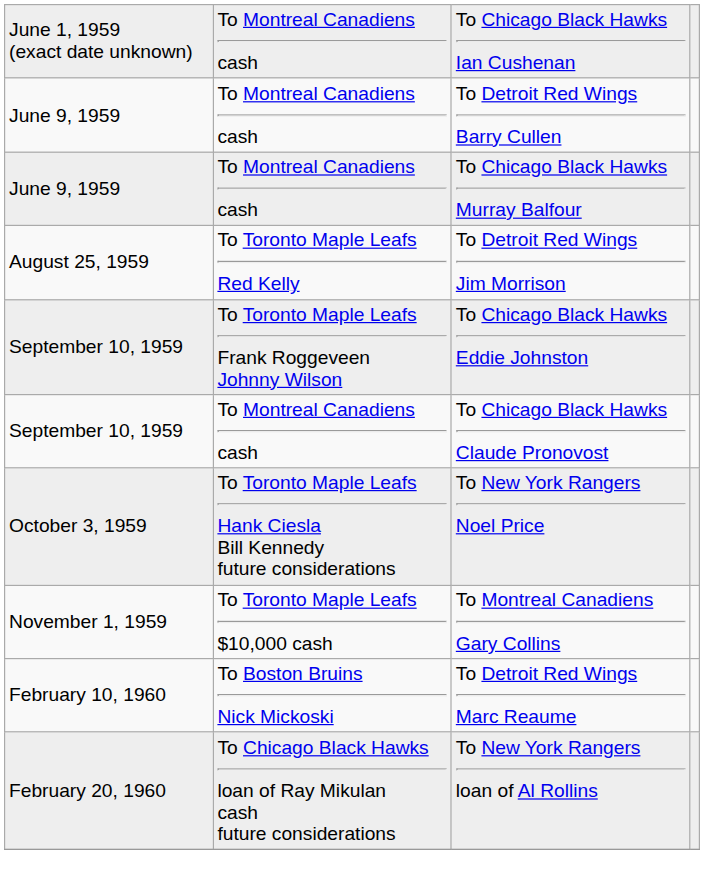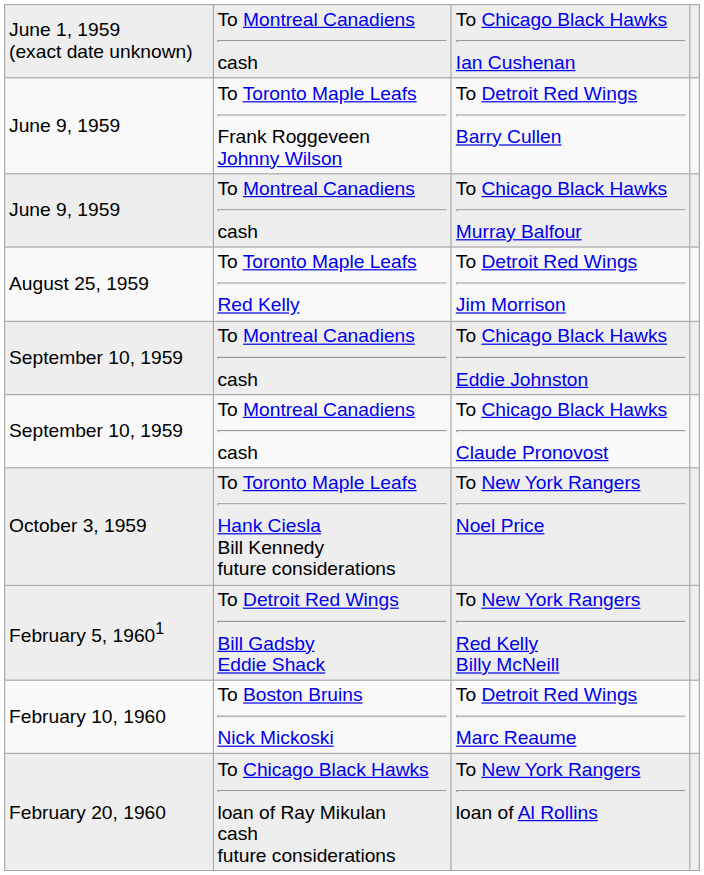(332, 114) To Montreal Canadiens cash -> (332, 125) To Toronto Maple Leafs Frank Roggeveen Johnny Wilson
(332, 346) To Toronto Maple Leafs Frank Roggeveen Johnny Wilson -> (332, 357) To Montreal Canadiens cash
- row: (571, 621)
+ row: (571, 632)
